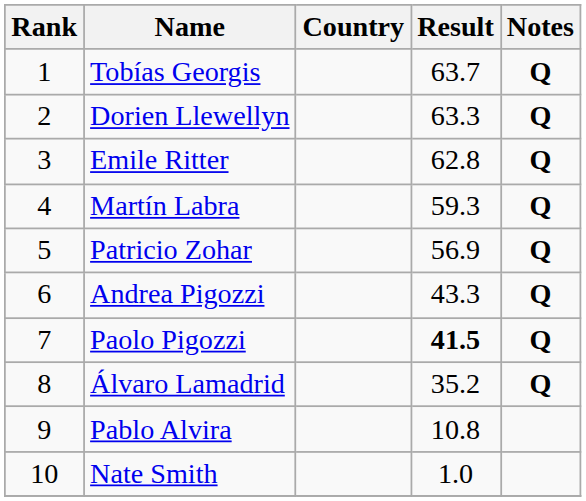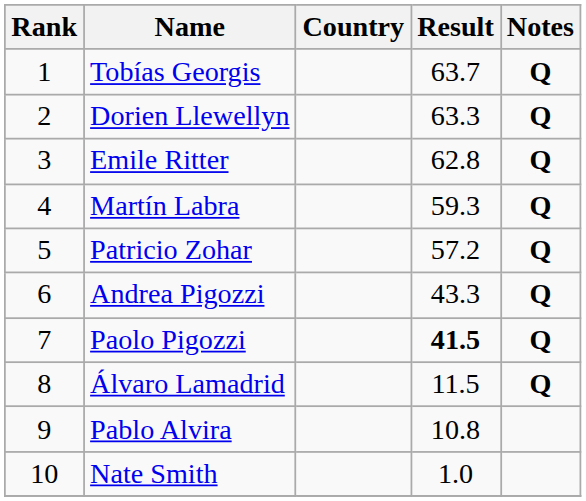(455, 250) 56.9 -> (455, 250) 57.2
(455, 384) 35.2 -> (455, 384) 11.5
